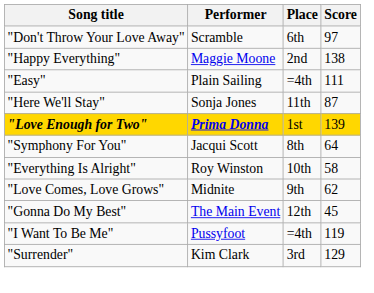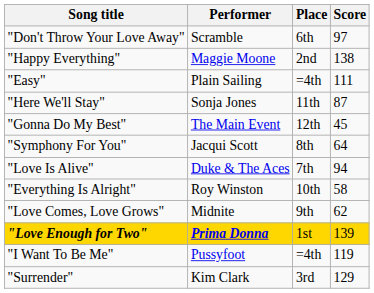rows swapped: (77, 124) <-> (67, 211)
+ row: (51, 168)
